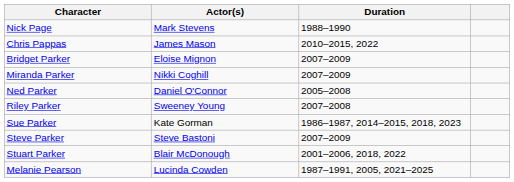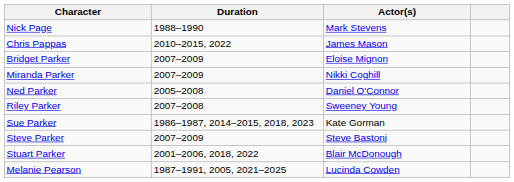columns swapped: (225, 12) <-> (385, 12)
